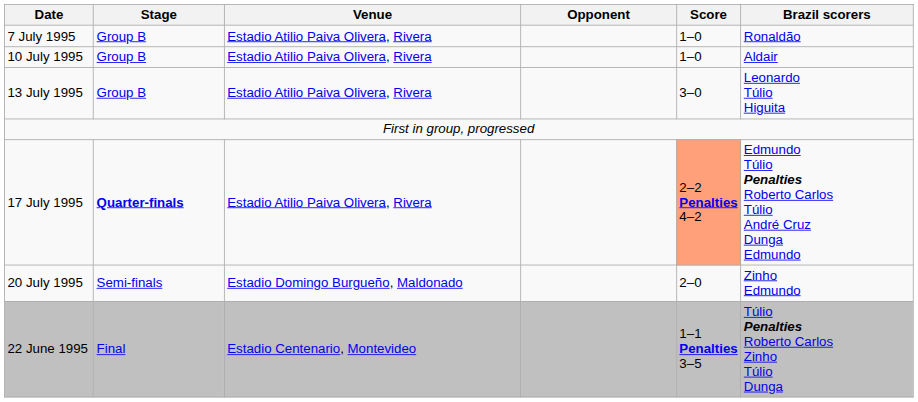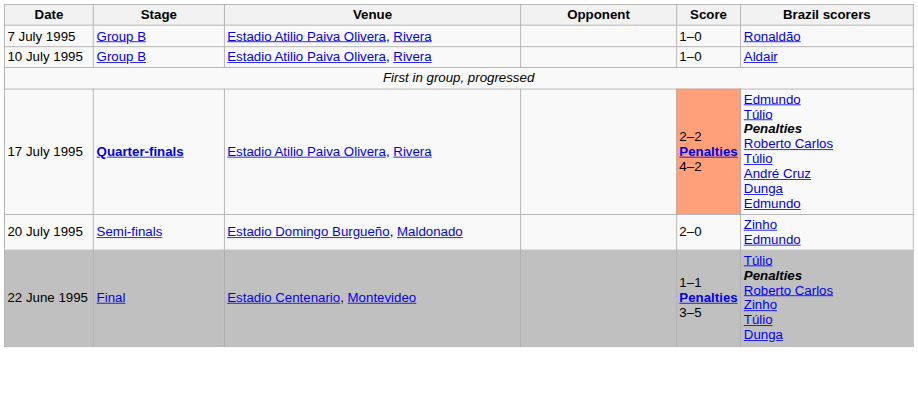- row: (45, 93)
